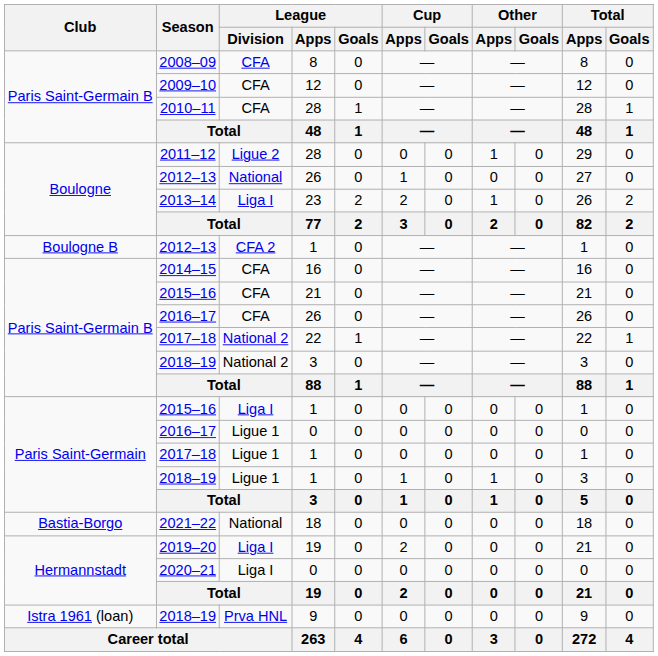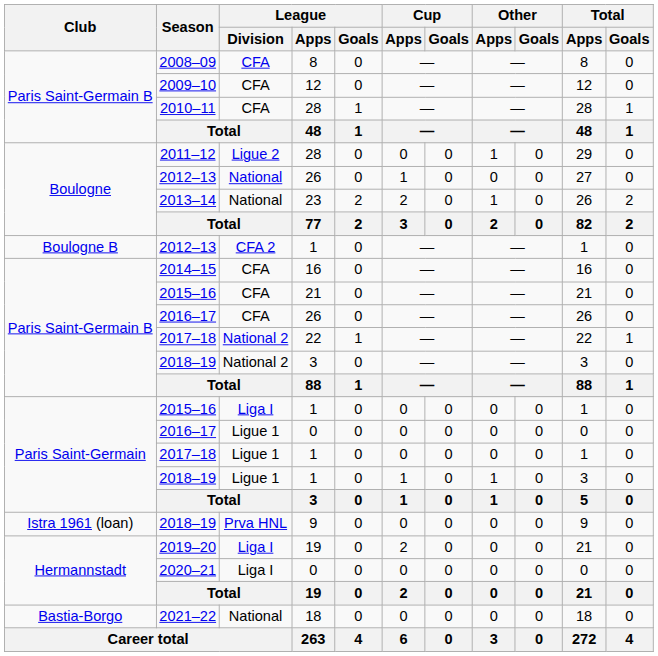(256, 200) Liga I -> (256, 200) National
rows swapped: (188, 616) <-> (188, 524)
